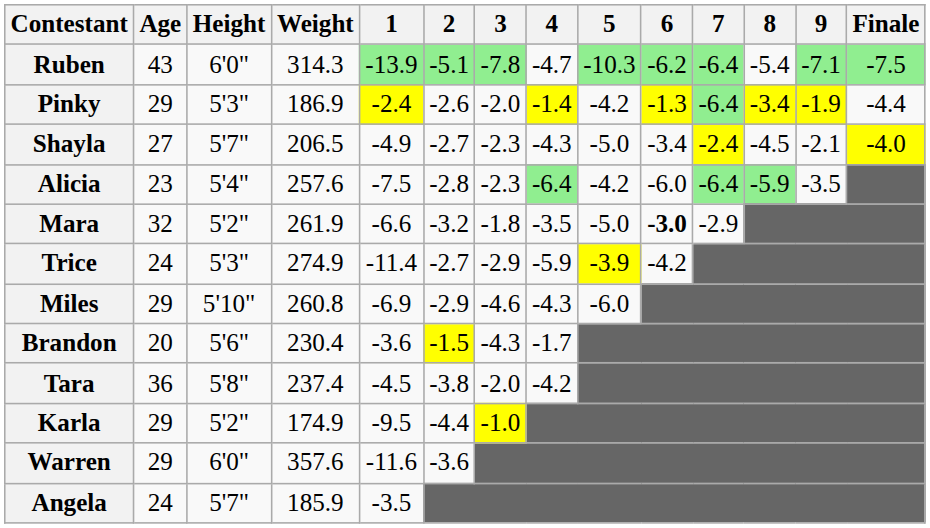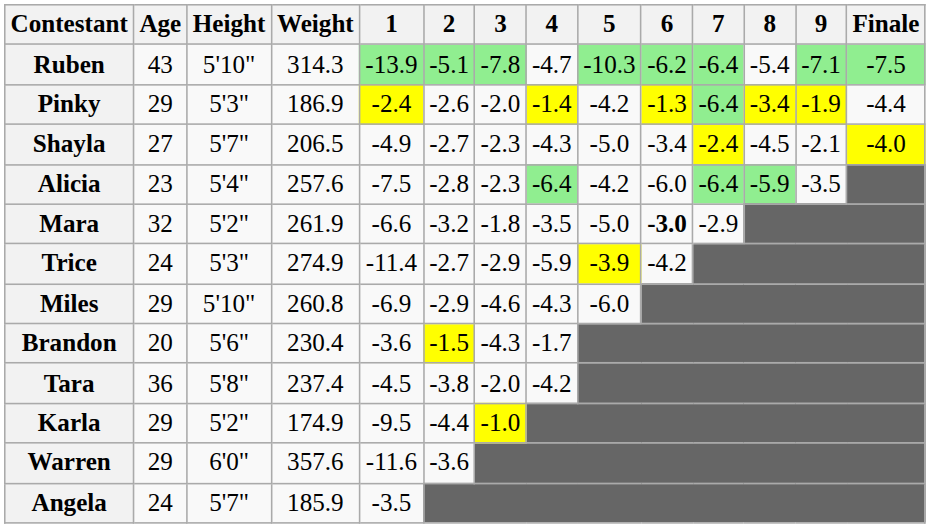(229, 64) 6'0" -> (229, 64) 5'10"
